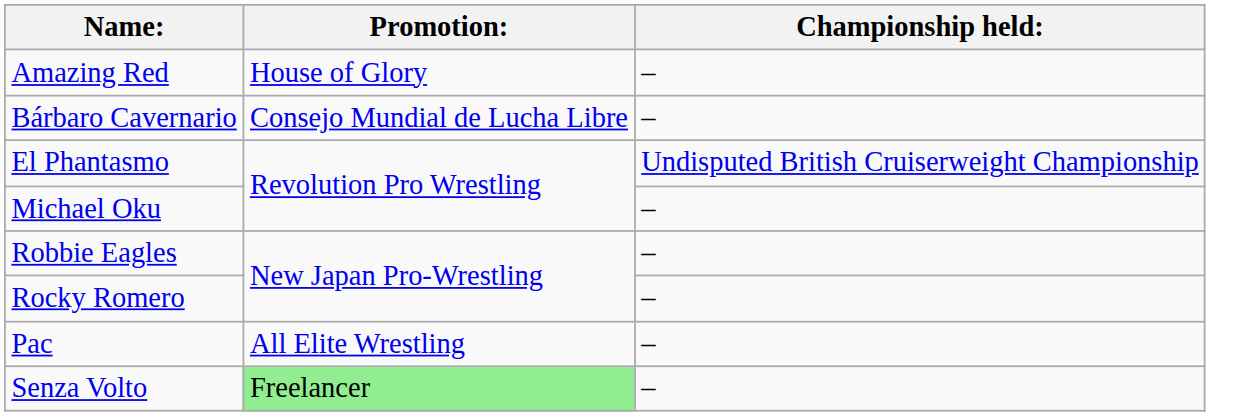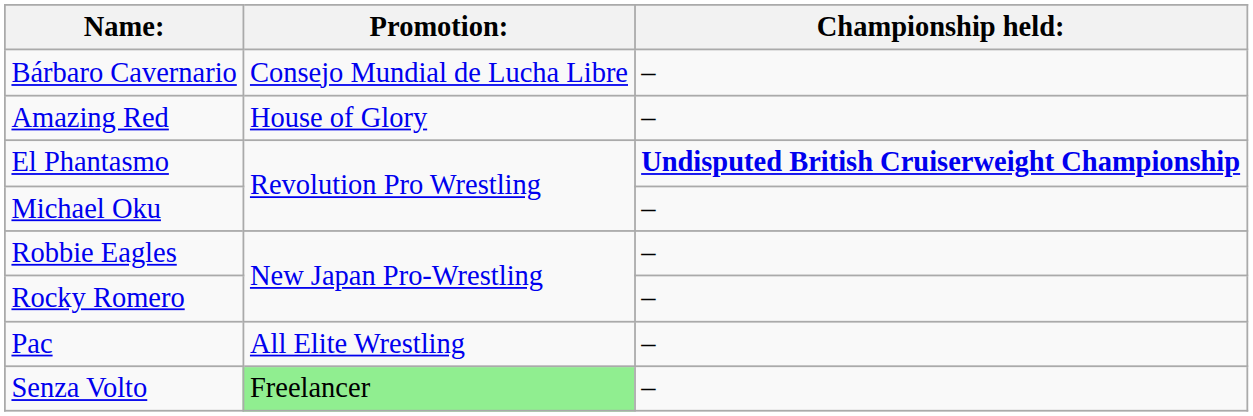rows swapped: (90, 72) <-> (124, 117)
(920, 162) normal -> (941, 162) bold
